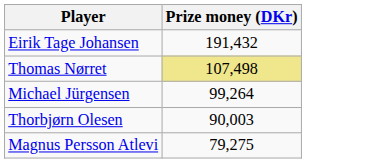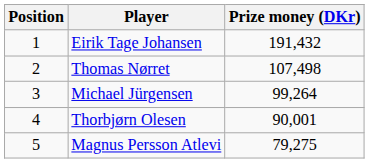+ column: (36, 17)
(232, 68) khaki background -> (295, 68) no background
(232, 119) 90,003 -> (295, 119) 90,001
